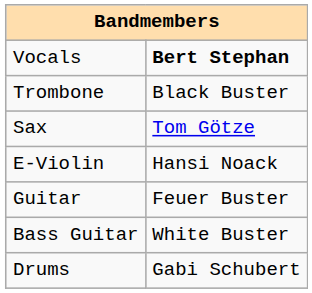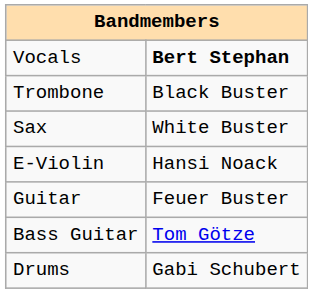(204, 129) Tom Götze -> (221, 129) White Buster
(221, 235) White Buster -> (204, 235) Tom Götze
